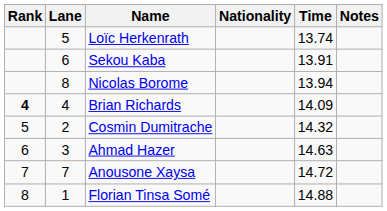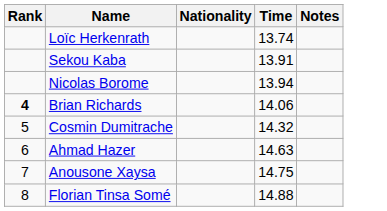- column: (65, 16)
(315, 105) 14.09 -> (276, 105) 14.06
(315, 172) 14.72 -> (276, 172) 14.75
